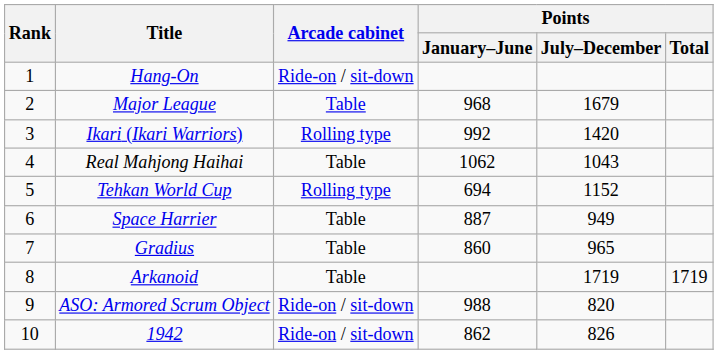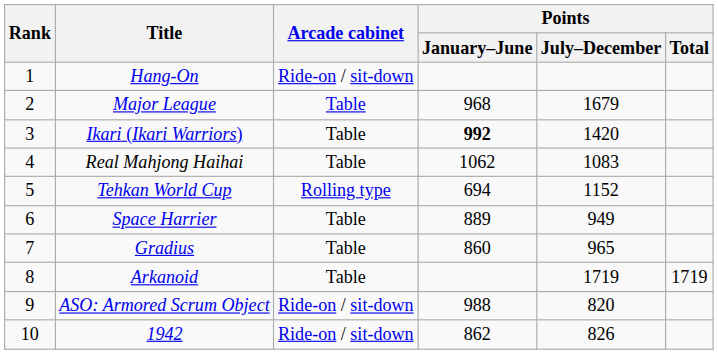(346, 133) Rolling type -> (346, 133) Table
(477, 133) normal -> (477, 133) bold
(601, 162) 1043 -> (601, 162) 1083
(477, 219) 887 -> (477, 219) 889
